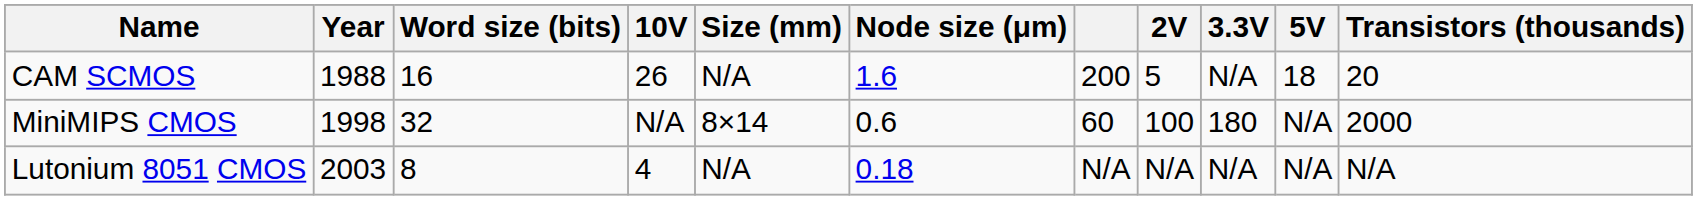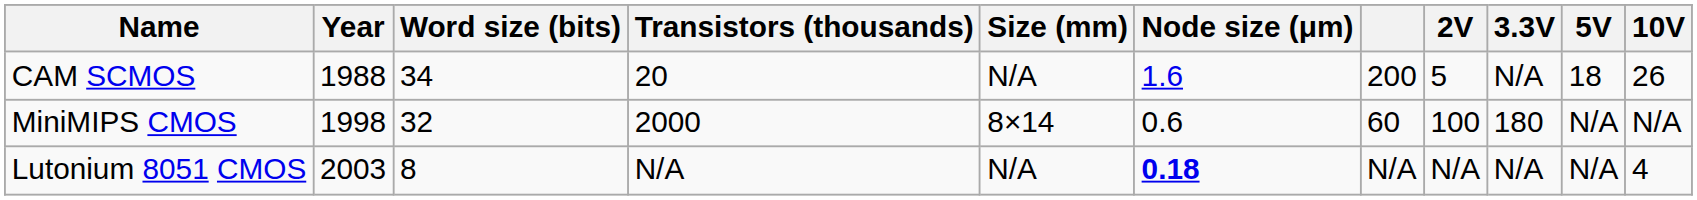columns swapped: (1516, 28) <-> (661, 28)
(416, 75) 16 -> (416, 75) 34
(885, 169) normal -> (1171, 169) bold
